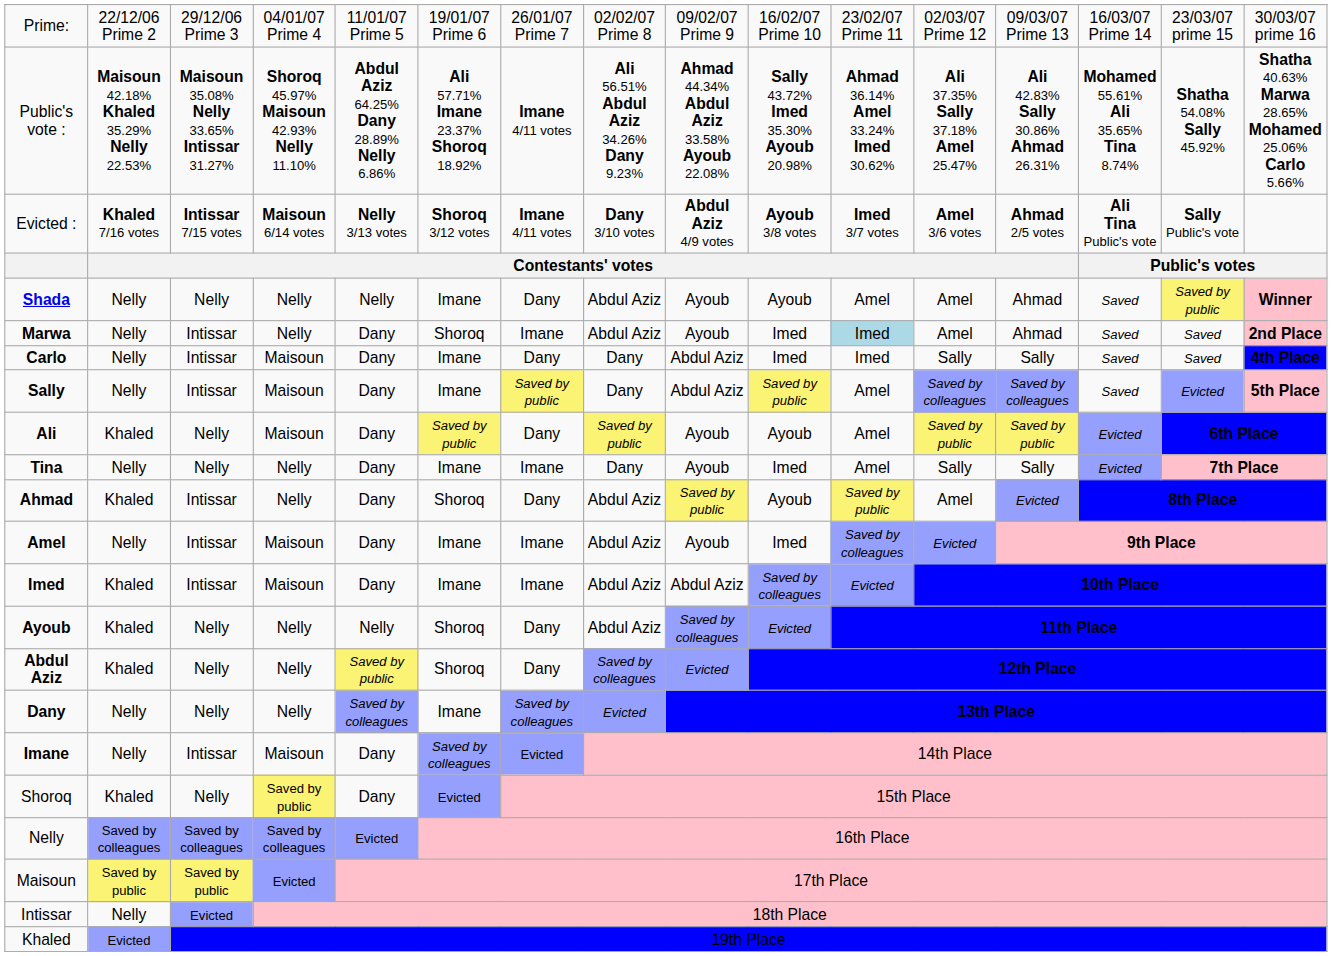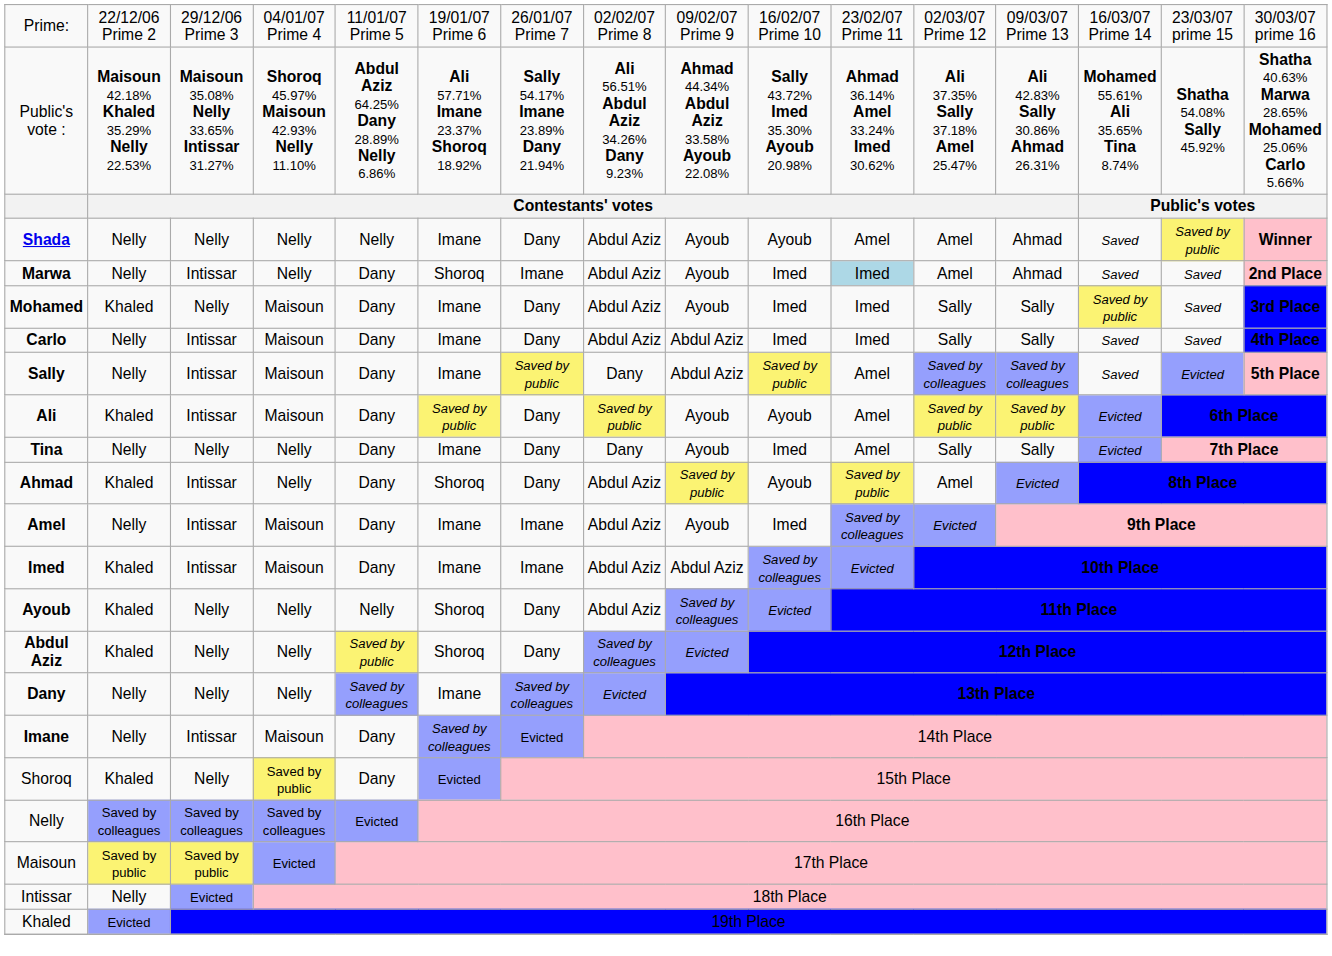(542, 121) Imane 4/11 votes -> (542, 121) Sally 54.17% Imane 23.89% Dany 21.94%
- row: (46, 224)
+ row: (46, 307)
(624, 358) Dany -> (624, 341) Abdul Aziz
(212, 434) Nelly -> (212, 416) Intissar
(542, 467) Imane -> (542, 450) Dany
